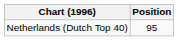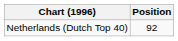(152, 28) 95 -> (152, 28) 92
